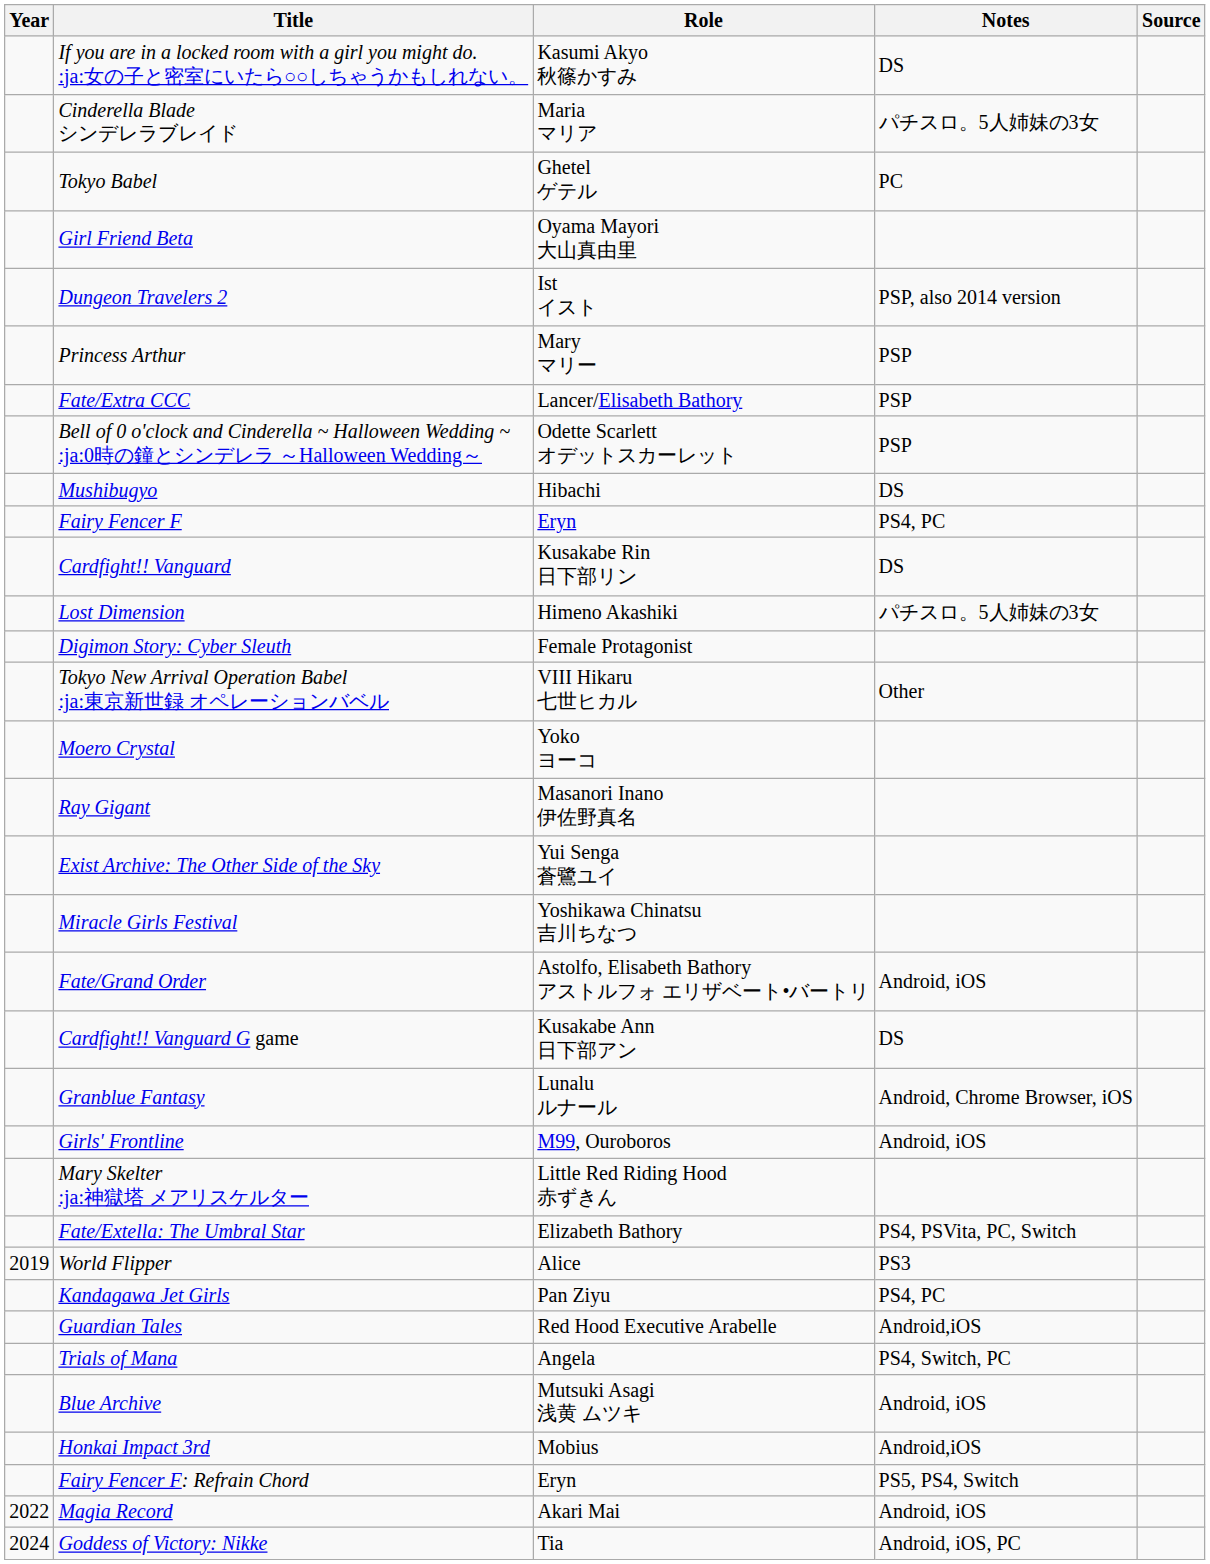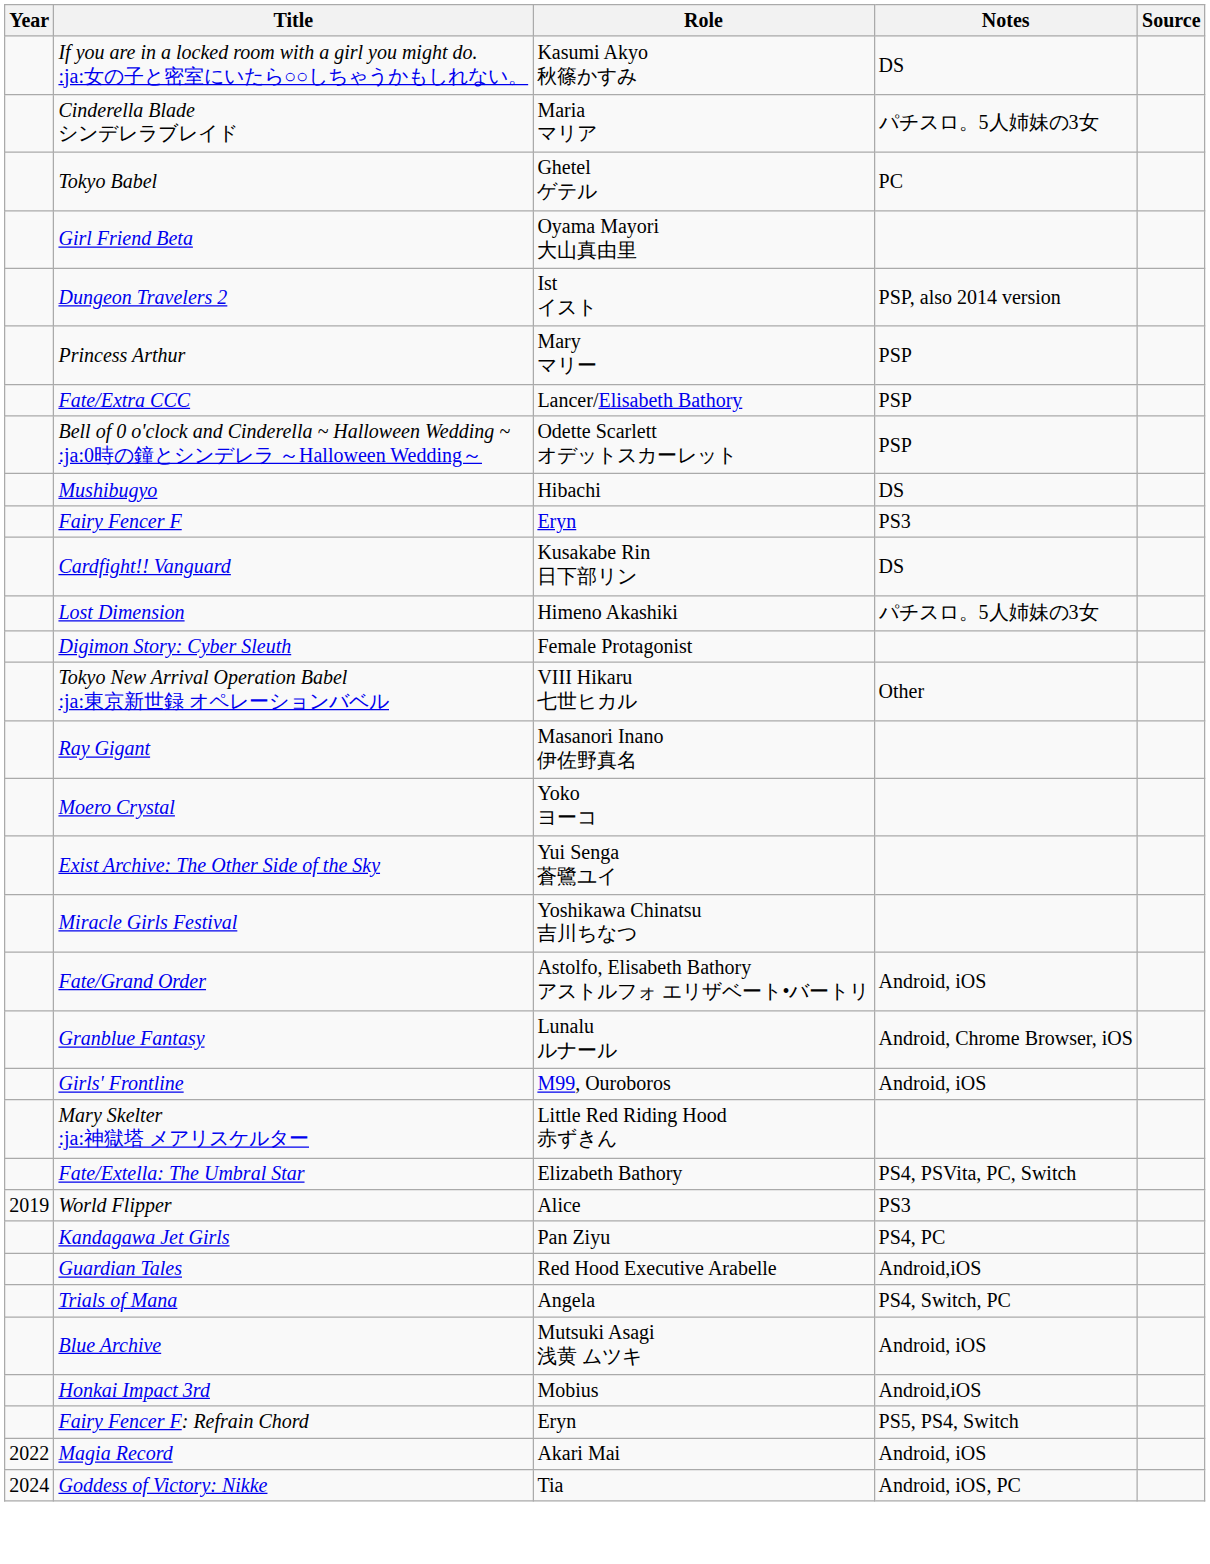(912, 521) PS4, PC -> (895, 521) PS3
rows swapped: (104, 807) <-> (117, 749)
- row: (179, 1039)
